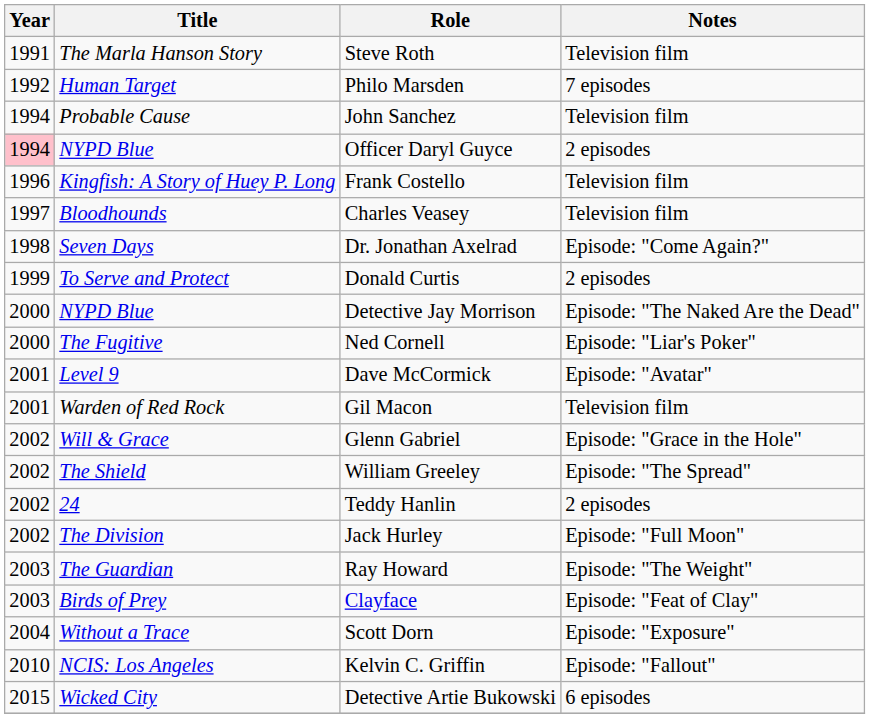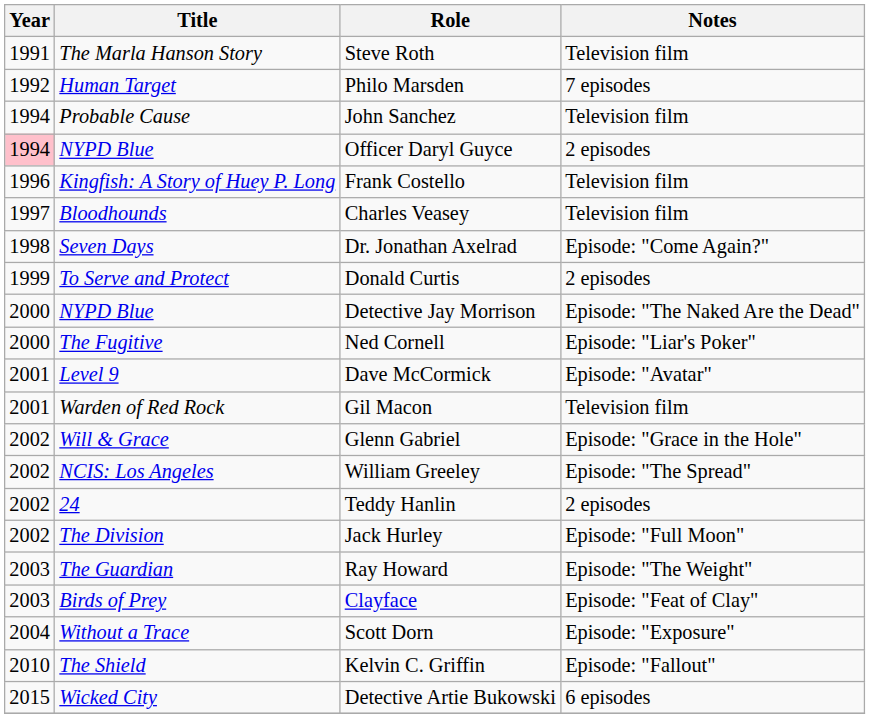(103, 471) The Shield -> (136, 471) NCIS: Los Angeles
(136, 665) NCIS: Los Angeles -> (103, 665) The Shield
